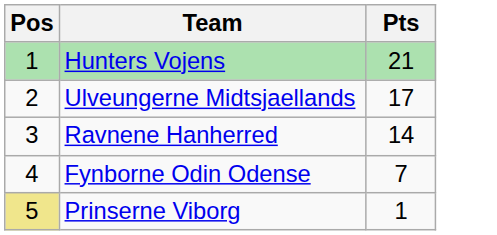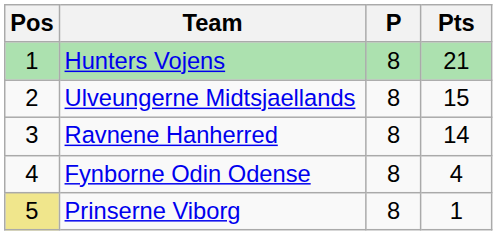+ column: (394, 23)
(401, 98) 17 -> (456, 98) 15
(401, 173) 7 -> (456, 173) 4
